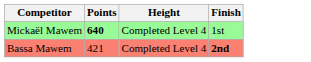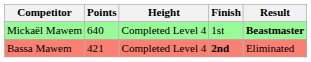+ column: (275, 13)
(95, 30) bold -> (95, 30) normal
